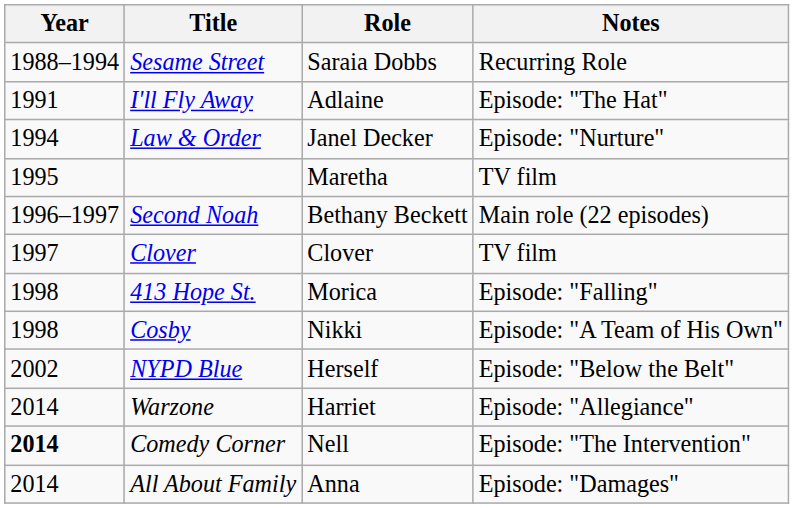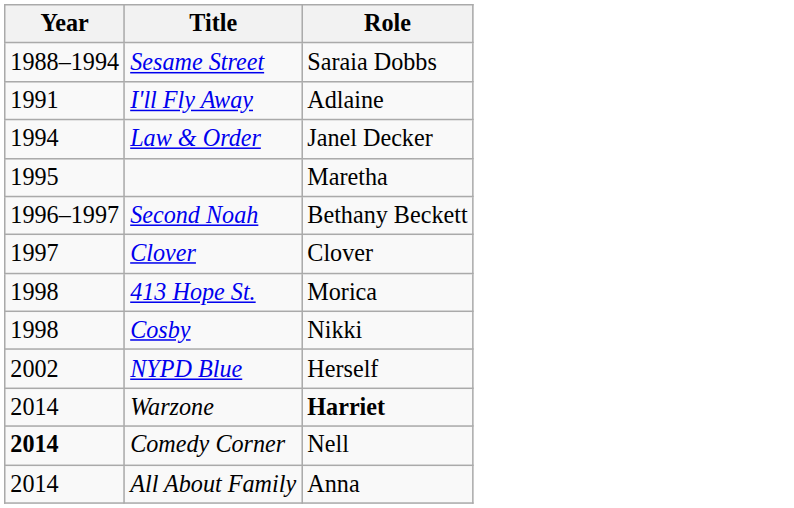- column: (631, 23)
(342, 406) normal -> (346, 406) bold
